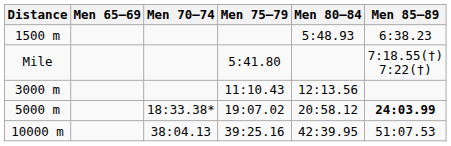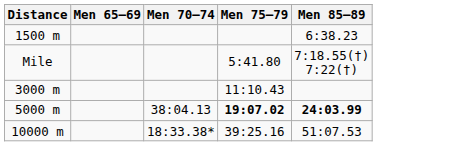- column: (328, 15)
(181, 110) 18:33.38* -> (181, 110) 38:04.13
(254, 110) normal -> (254, 110) bold
(181, 131) 38:04.13 -> (181, 131) 18:33.38*
